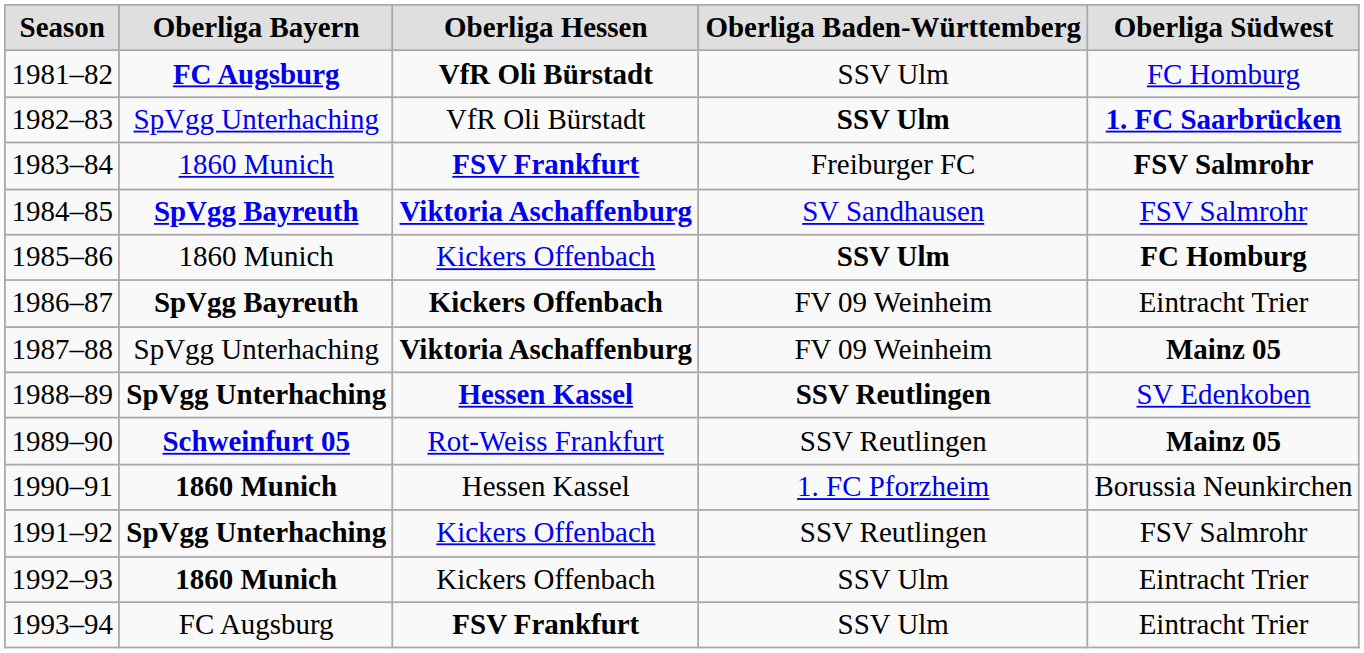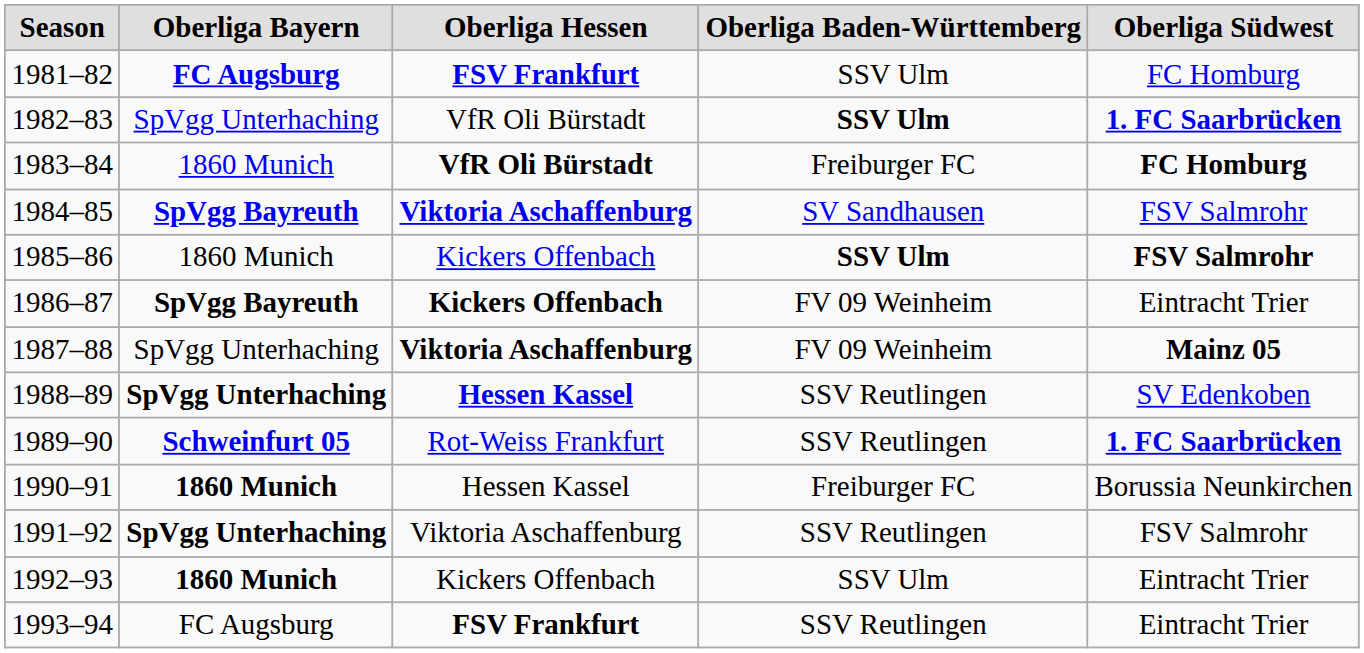(546, 73) VfR Oli Bürstadt -> (546, 73) FSV Frankfurt
(546, 165) FSV Frankfurt -> (546, 165) VfR Oli Bürstadt
(1224, 165) FSV Salmrohr -> (1223, 165) FC Homburg
(1223, 257) FC Homburg -> (1224, 257) FSV Salmrohr
(893, 394) bold -> (893, 394) normal
(1224, 440) Mainz 05 -> (1224, 440) 1. FC Saarbrücken
(893, 486) 1. FC Pforzheim -> (893, 486) Freiburger FC
(546, 532) Kickers Offenbach -> (546, 532) Viktoria Aschaffenburg
(893, 624) SSV Ulm -> (893, 624) SSV Reutlingen
